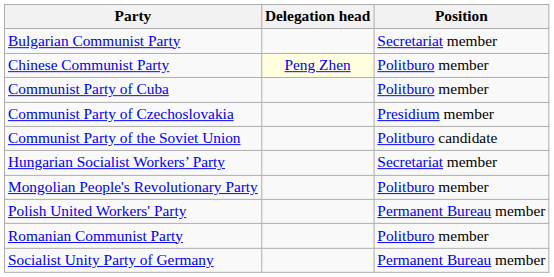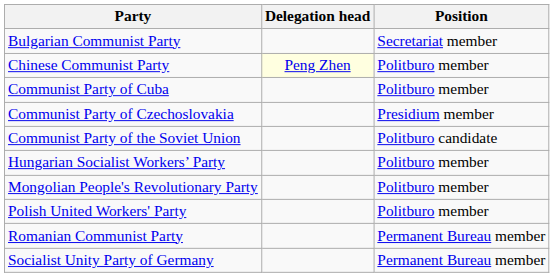(437, 162) Secretariat member -> (433, 162) Politburo member
(461, 211) Permanent Bureau member -> (433, 211) Politburo member
(433, 235) Politburo member -> (461, 235) Permanent Bureau member
